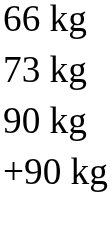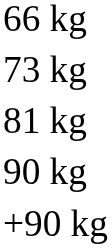+ row: (45, 120)
